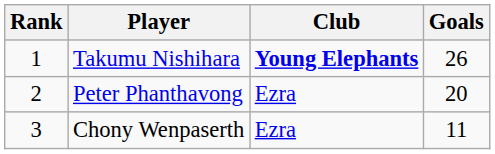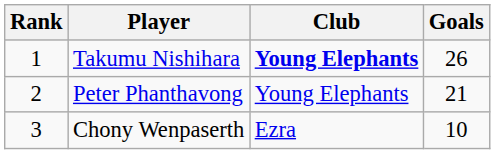(275, 93) Ezra -> (332, 93) Young Elephants
(456, 93) 20 -> (456, 93) 21
(456, 129) 11 -> (456, 129) 10
